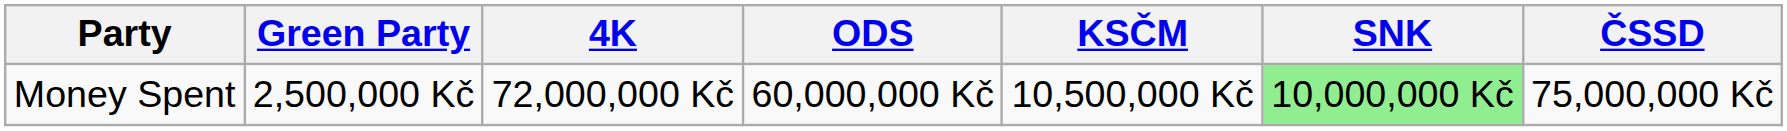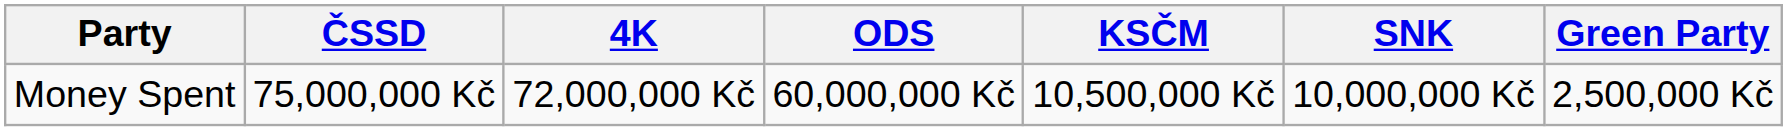columns swapped: (1652, 34) <-> (364, 34)
(1393, 93) lightgreen background -> (1413, 93) no background
